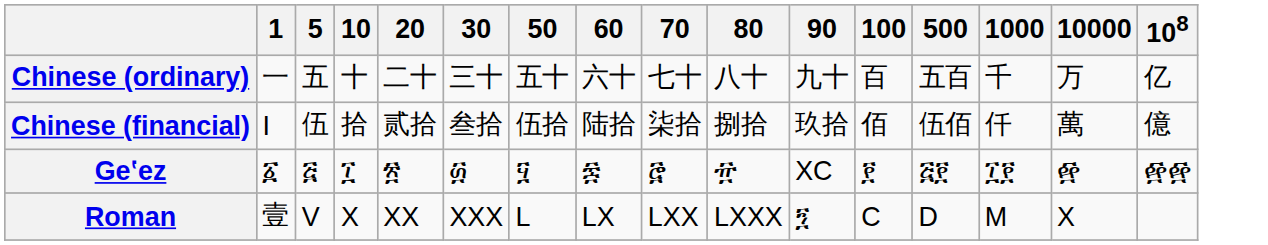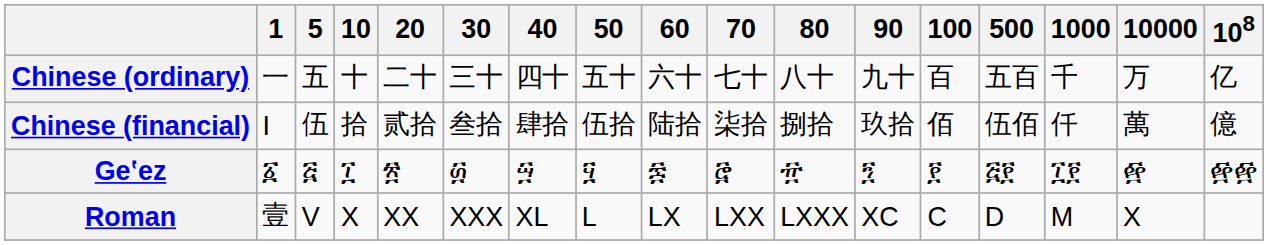+ column: (542, 29)
(814, 171) XC -> (868, 171) ፺
(802, 216) ፺ -> (880, 216) XC
